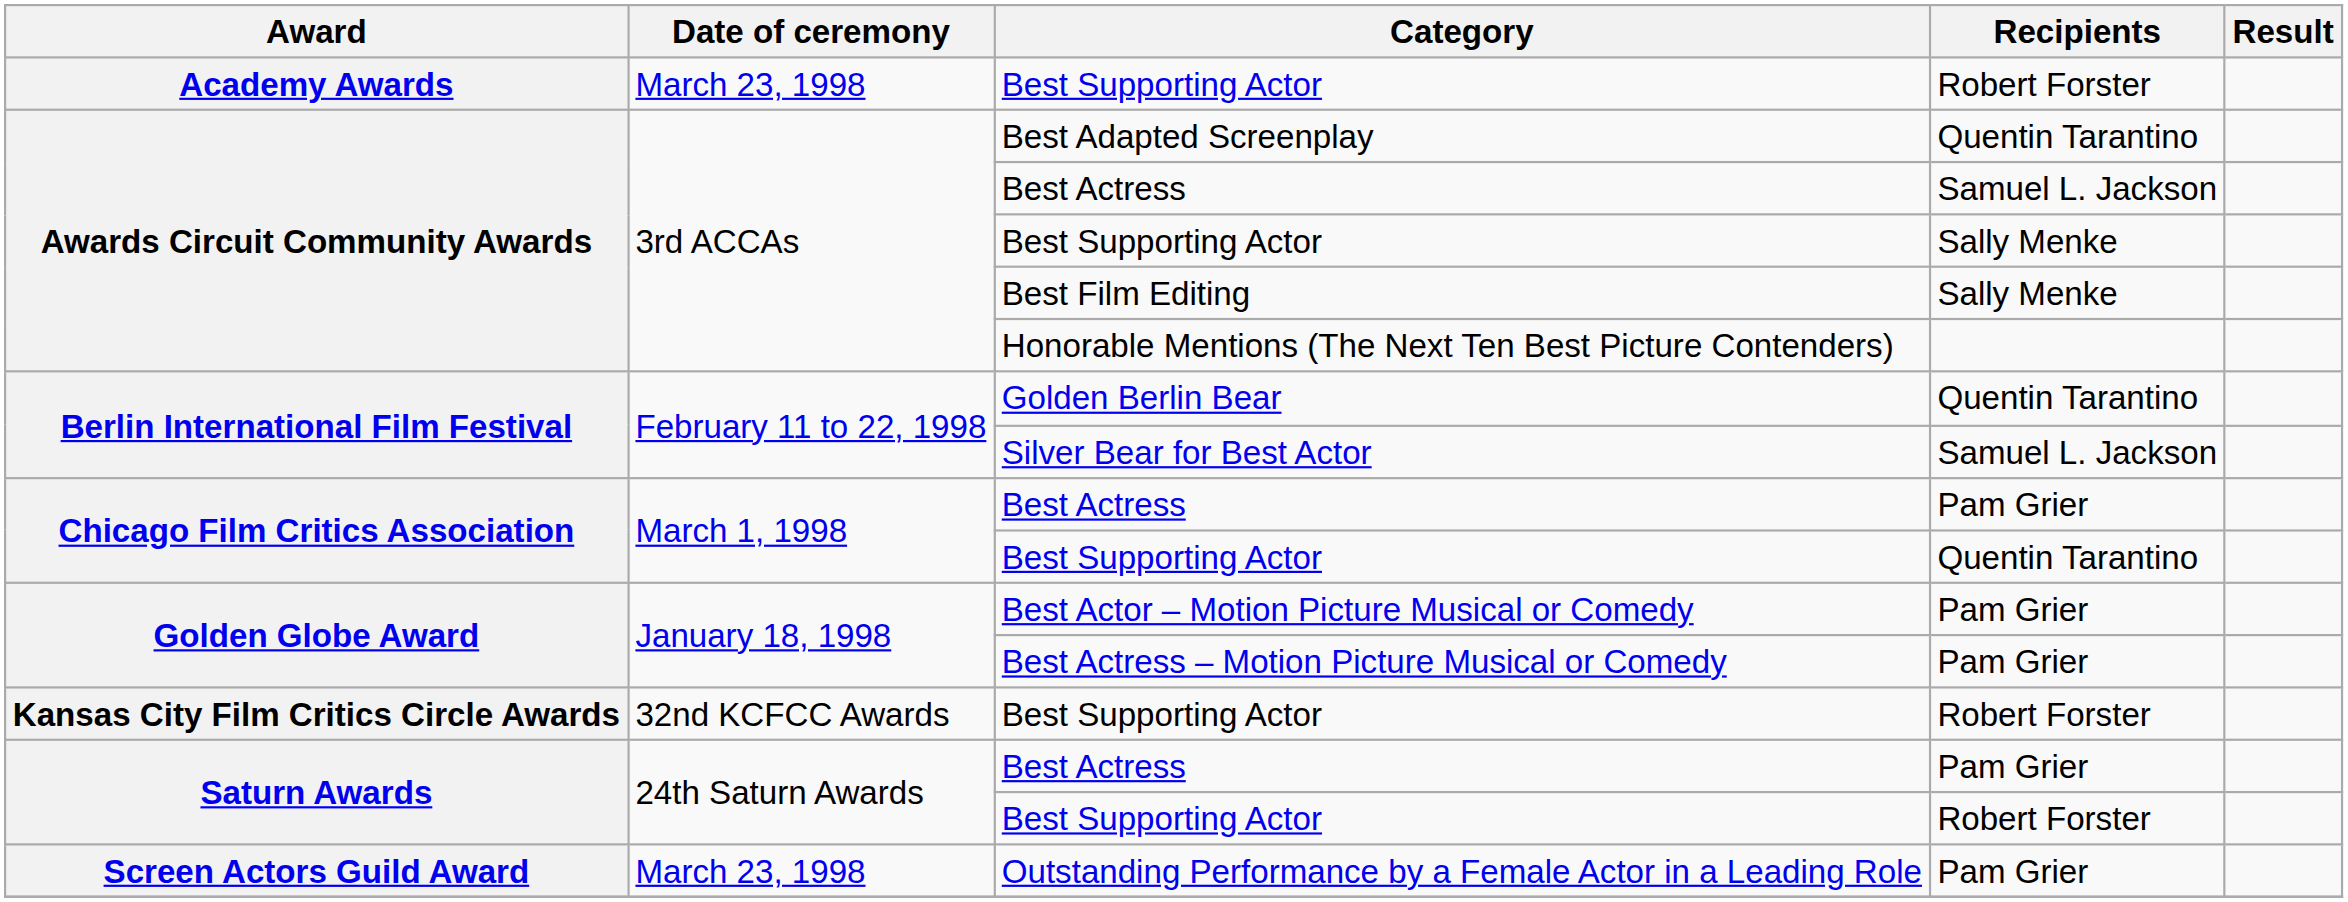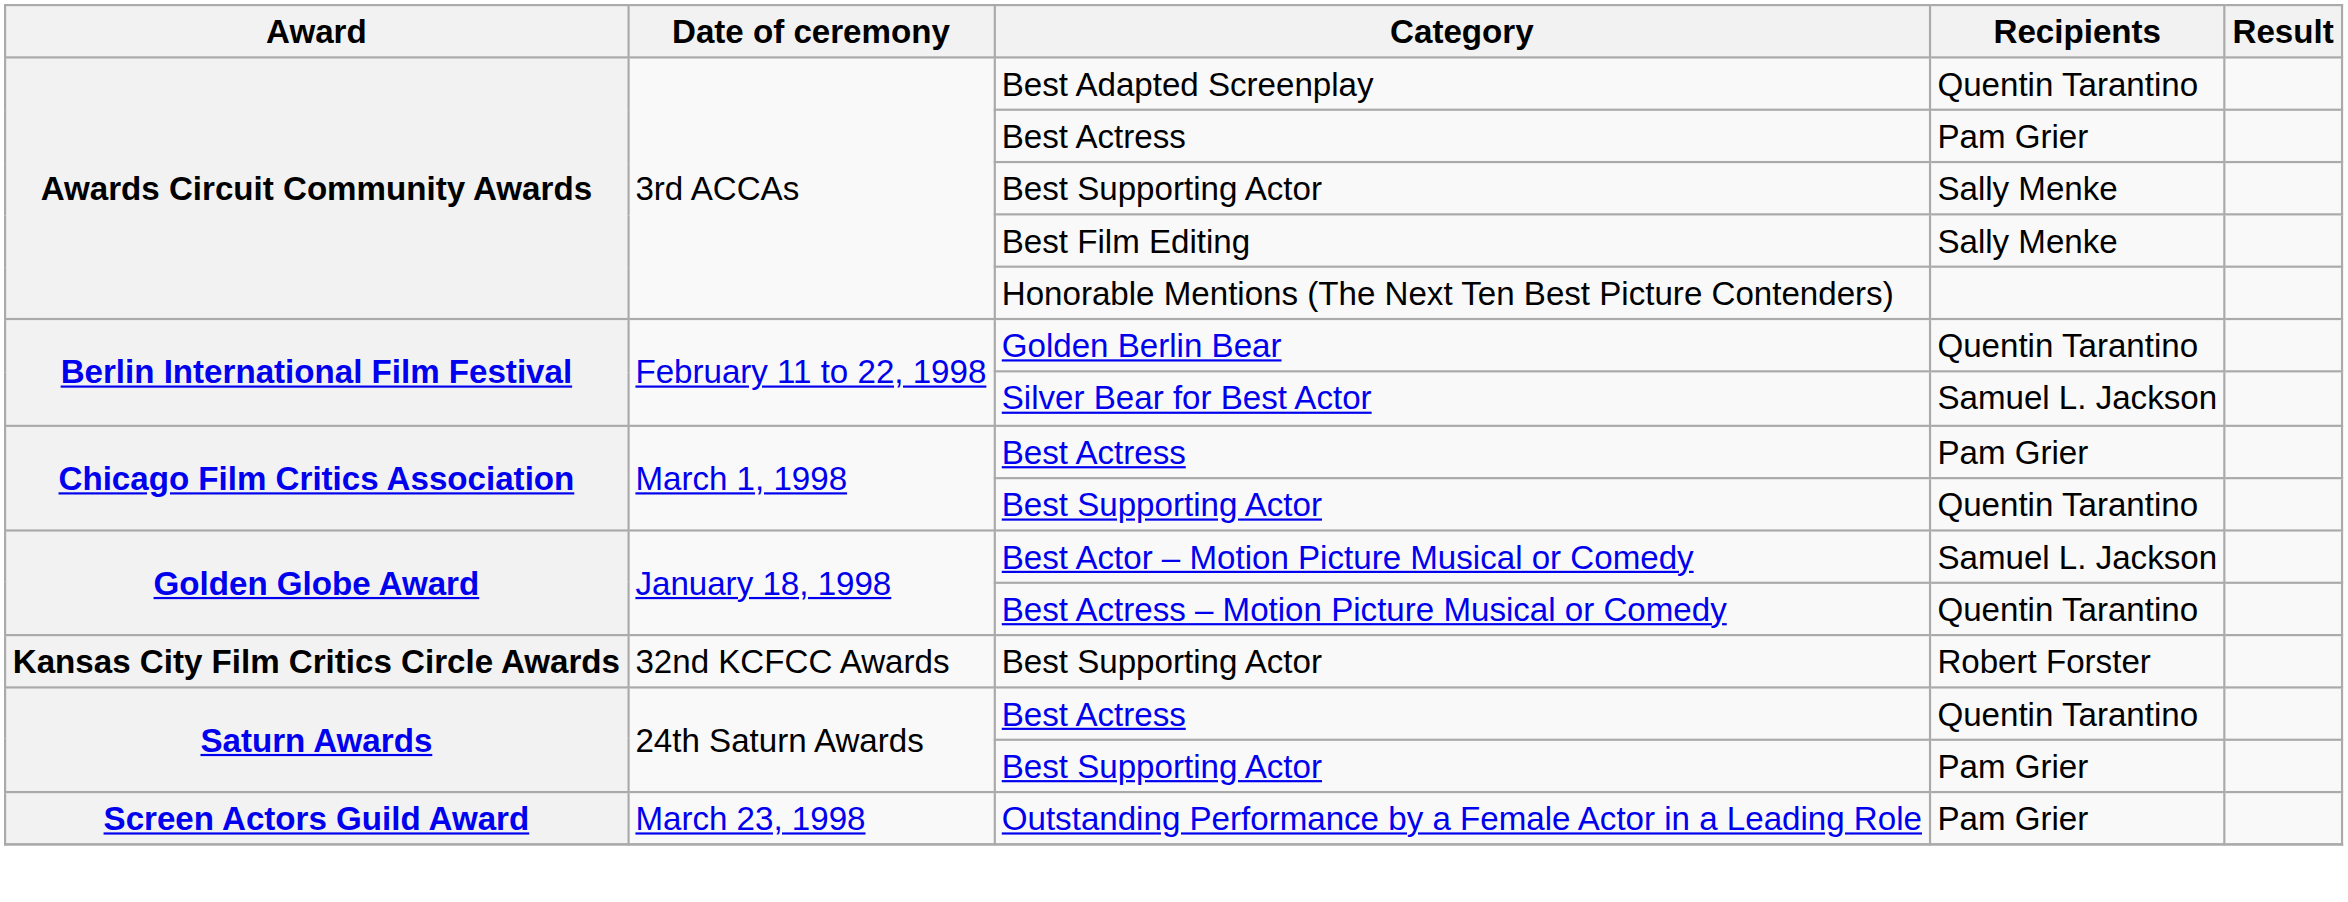- row: (316, 84)
(2077, 189) Samuel L. Jackson -> (2013, 136) Pam Grier
(2013, 609) Pam Grier -> (2077, 556) Samuel L. Jackson
(2013, 661) Pam Grier -> (2068, 609) Quentin Tarantino
(2013, 766) Pam Grier -> (2068, 713) Quentin Tarantino
(2044, 818) Robert Forster -> (2013, 766) Pam Grier
